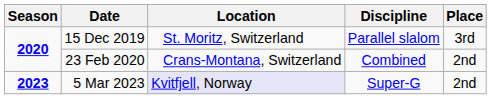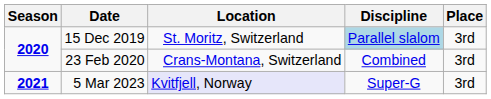(394, 38) no background -> (394, 38) lightblue background
(465, 61) 2nd -> (465, 61) 3rd
(33, 83) 2023 -> (33, 83) 2021
(465, 83) 2nd -> (465, 83) 3rd
